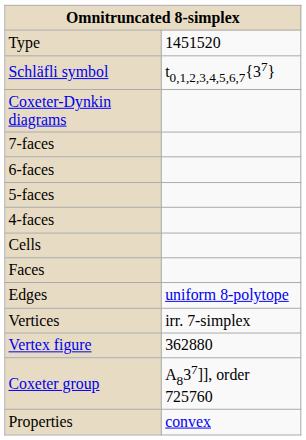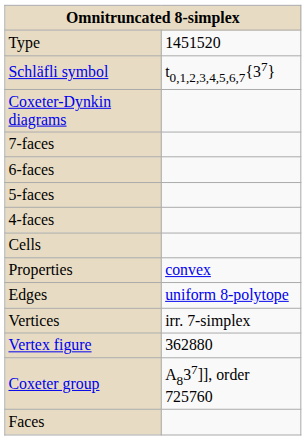rows swapped: (27, 270) <-> (41, 422)
